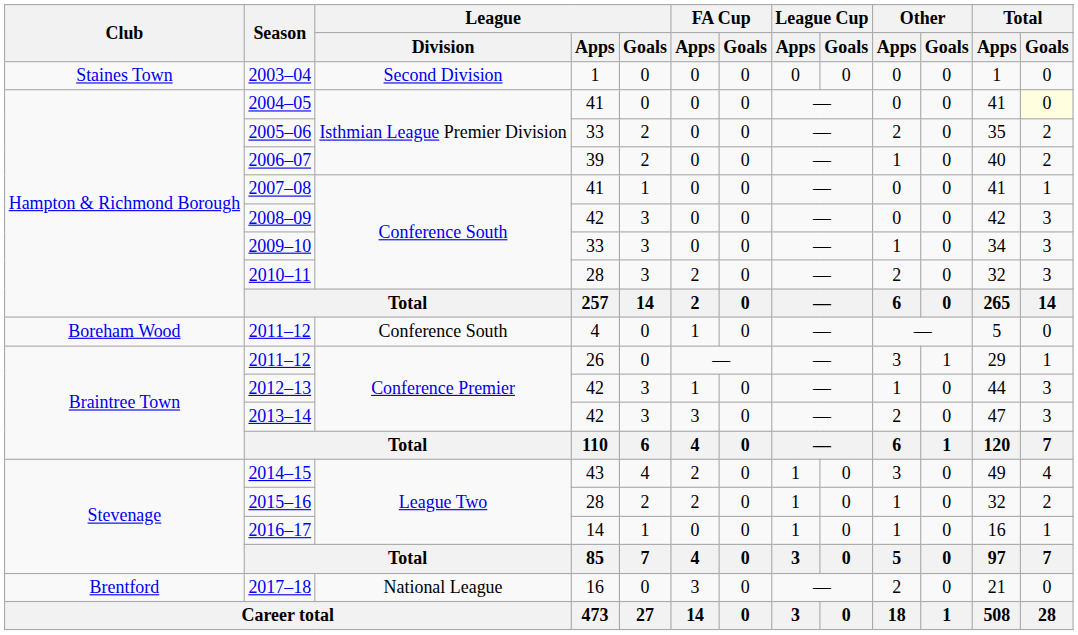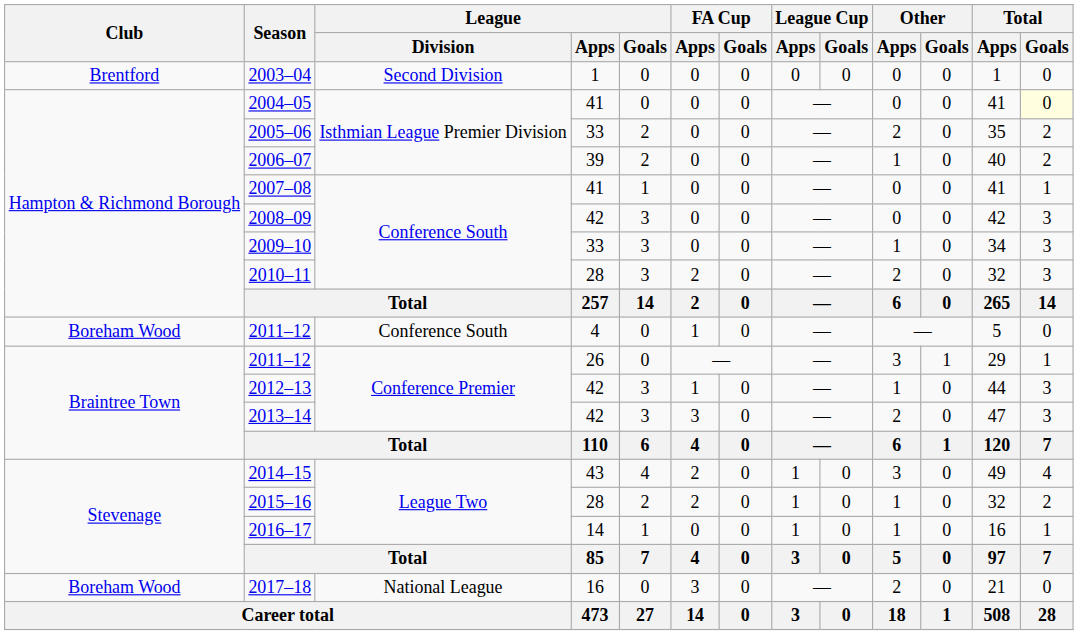(124, 75) Staines Town -> (124, 75) Brentford
(124, 587) Brentford -> (124, 587) Boreham Wood
